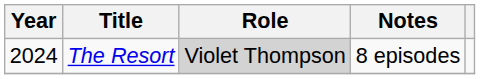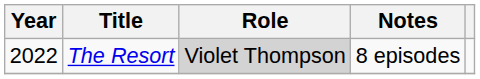(34, 55) 2024 -> (34, 55) 2022
